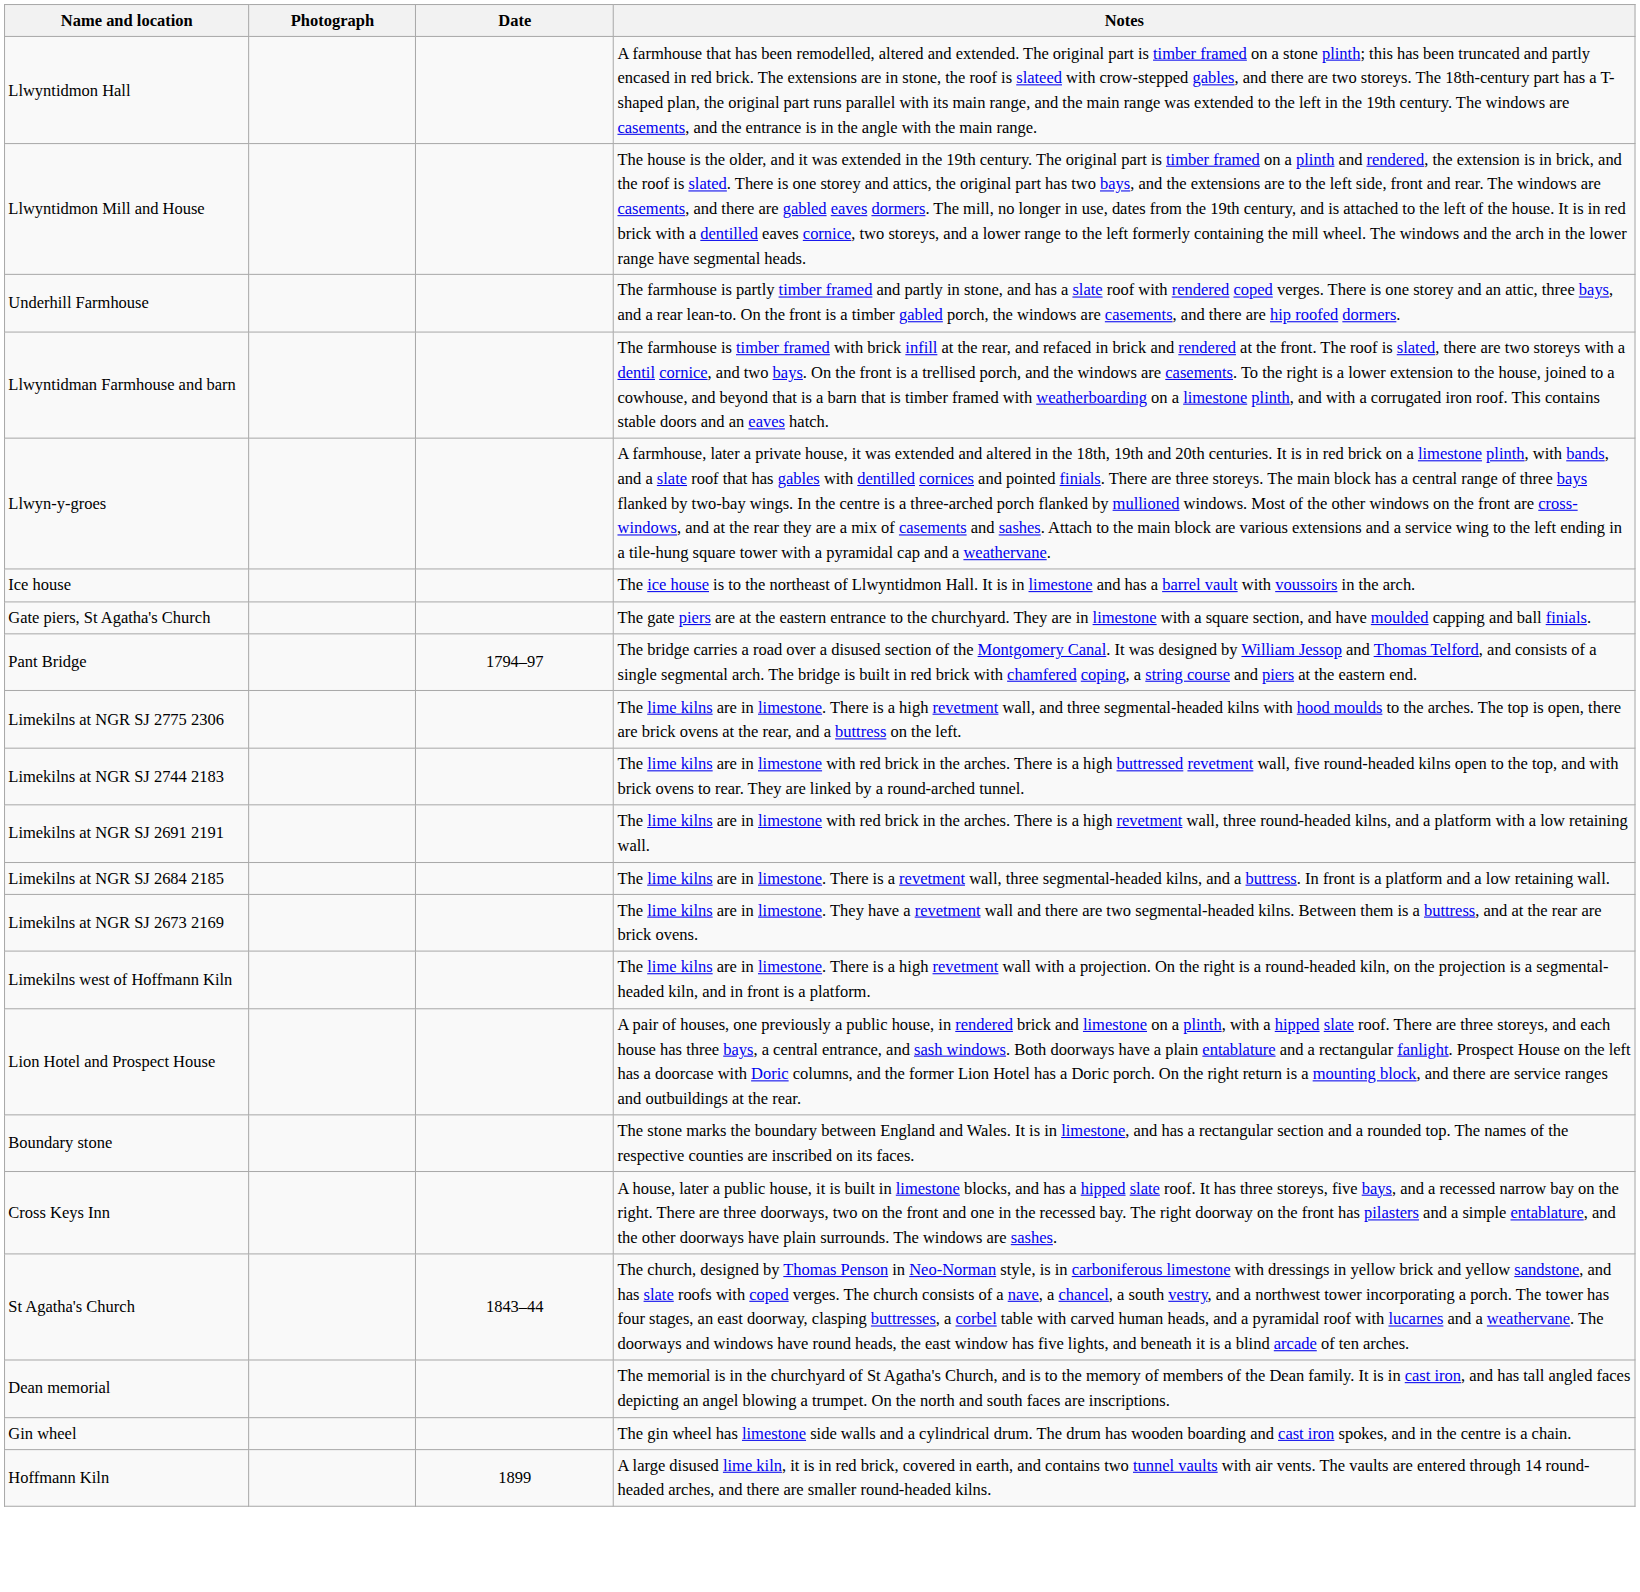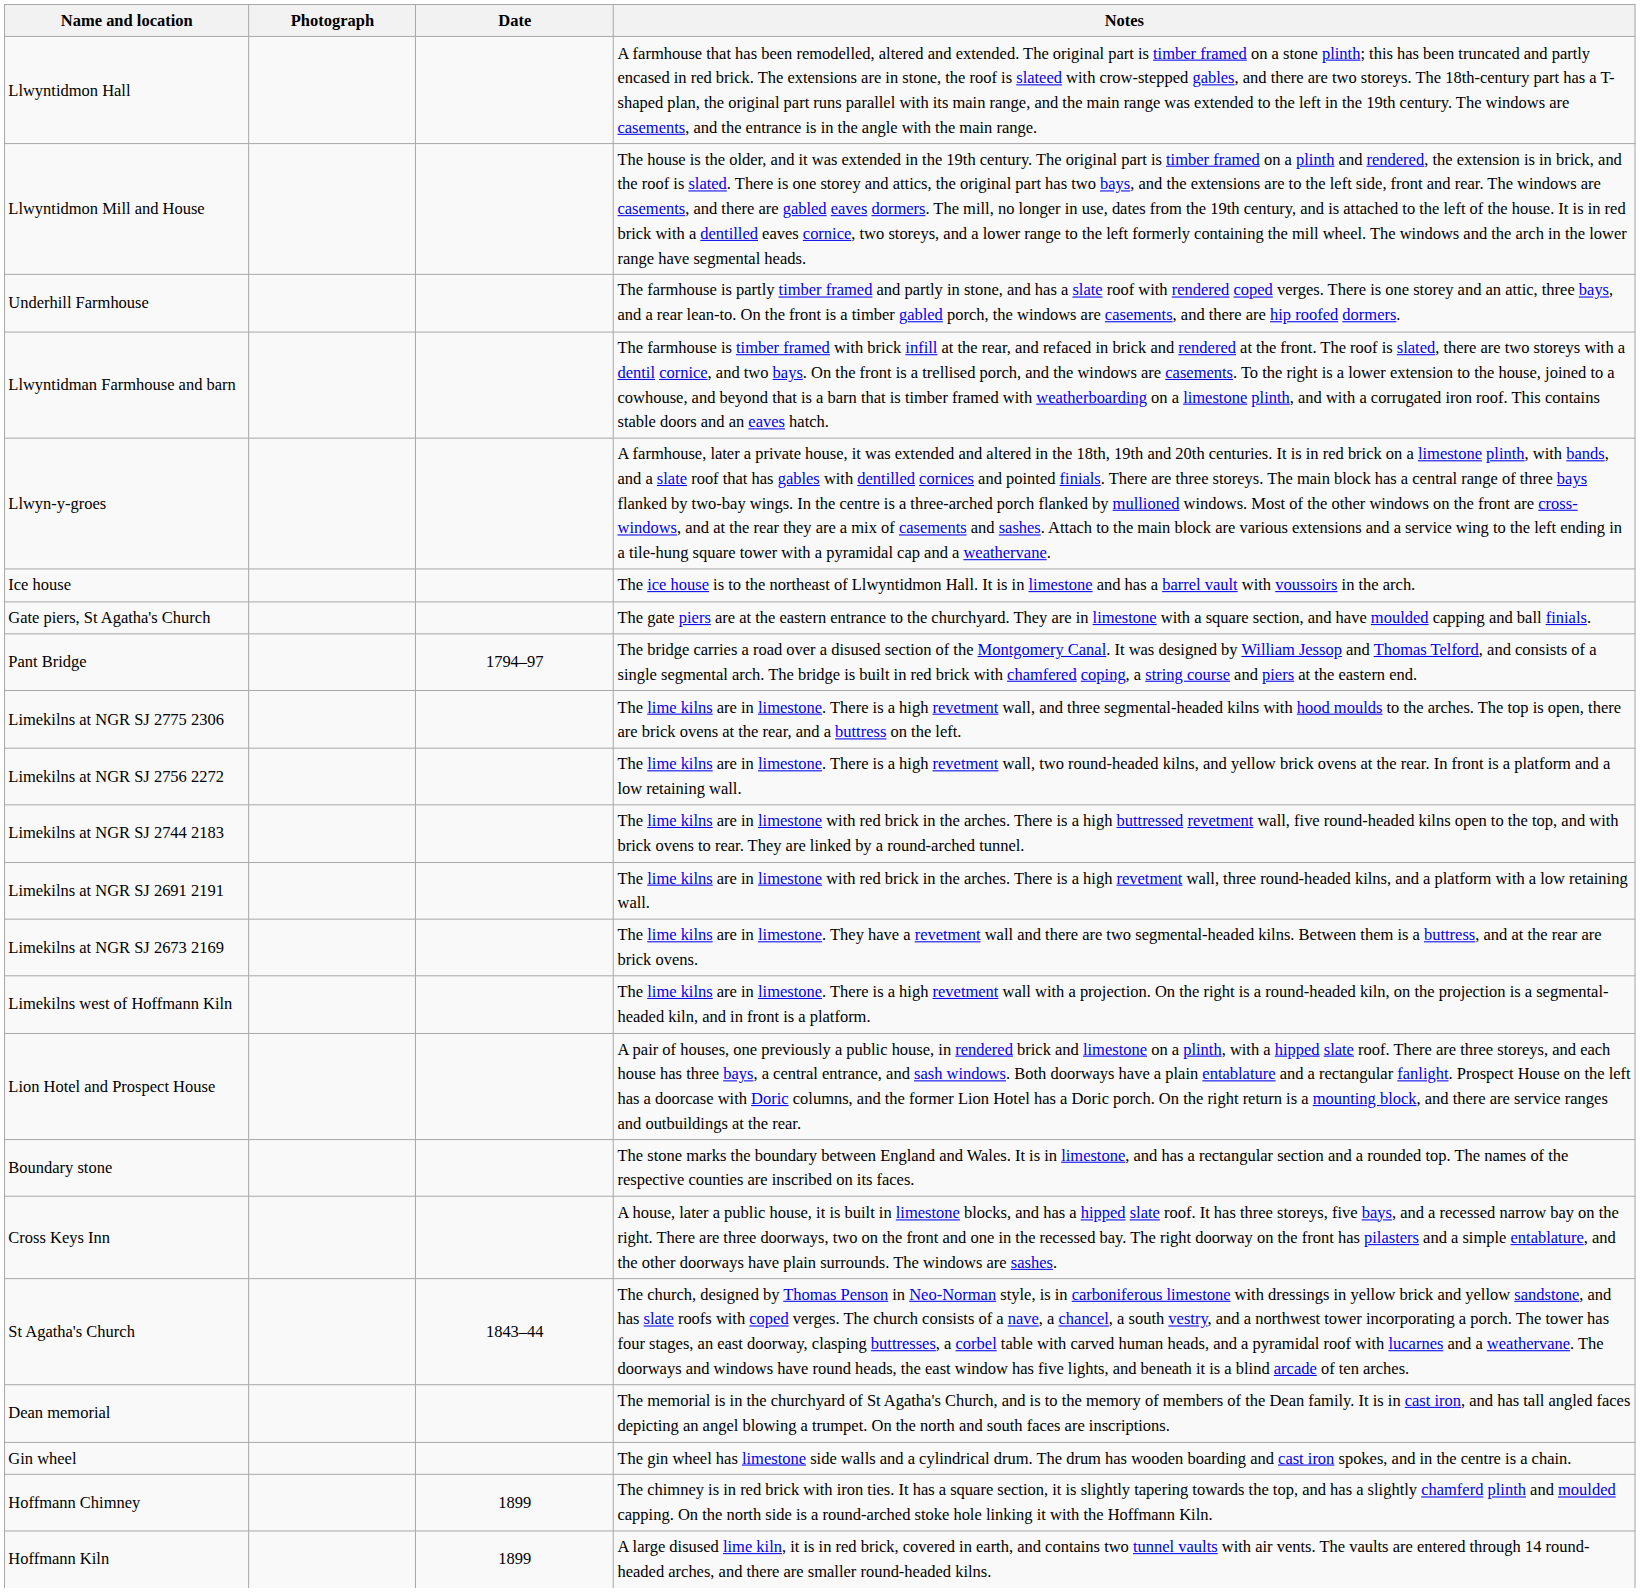+ row: (116, 776)
- row: (116, 878)
+ row: (74, 1502)
